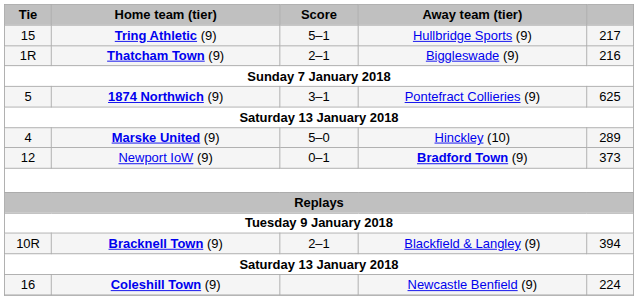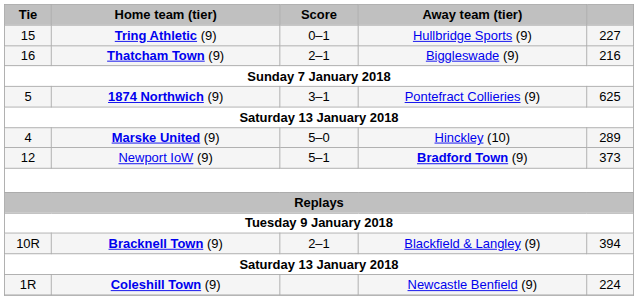(319, 36) 5–1 -> (319, 36) 0–1
(610, 36) 217 -> (610, 36) 227
(28, 56) 1R -> (28, 56) 16
(319, 158) 0–1 -> (319, 158) 5–1
(28, 285) 16 -> (28, 285) 1R
